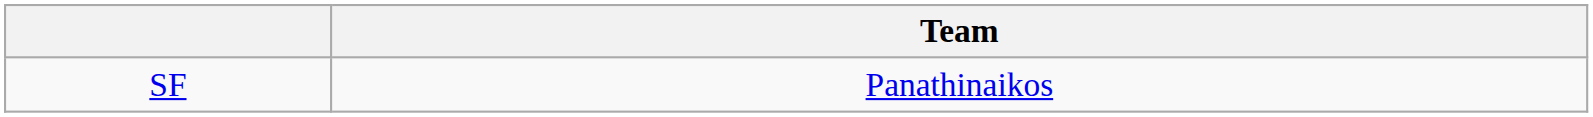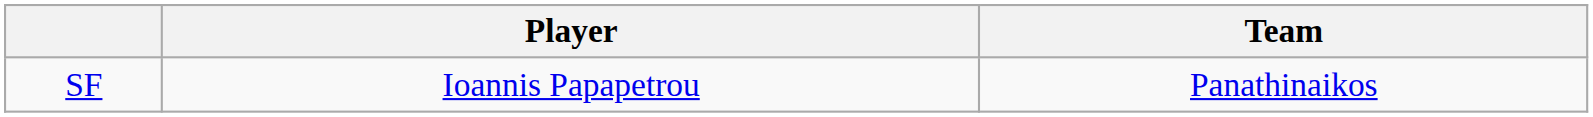+ column: (571, 31)
